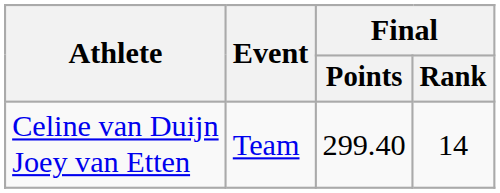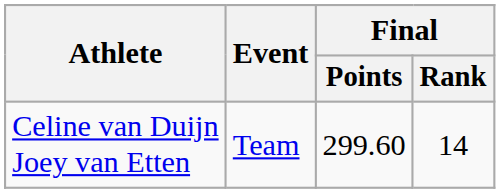(364, 144) 299.40 -> (364, 144) 299.60
